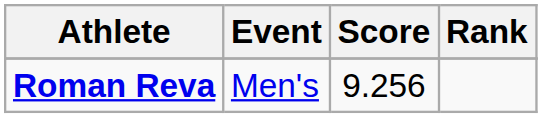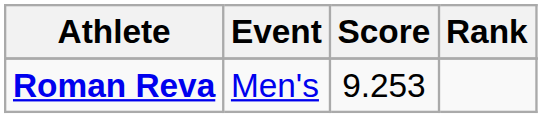(384, 85) 9.256 -> (384, 85) 9.253
